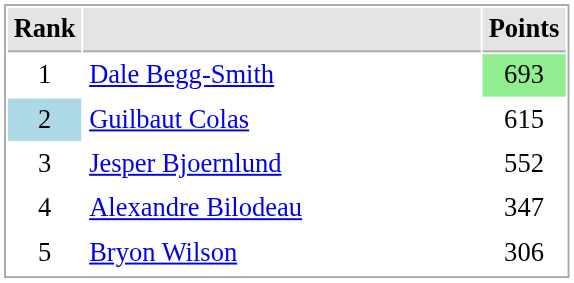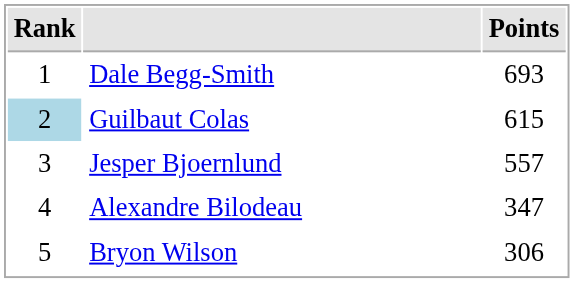(524, 74) lightgreen background -> (524, 74) no background
(524, 163) 552 -> (524, 163) 557
